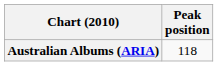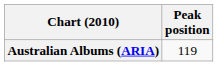(187, 50) 118 -> (187, 50) 119
